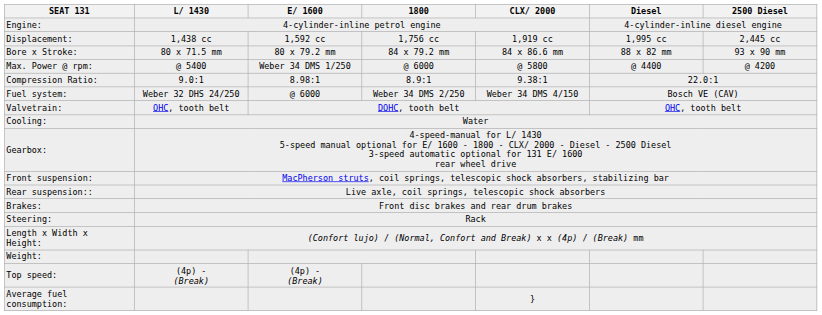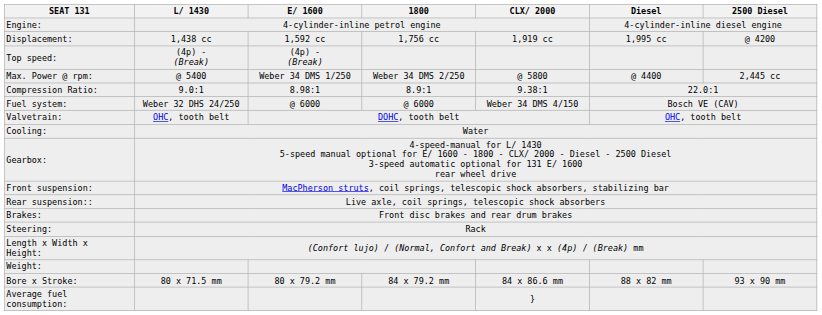(760, 39) 2,445 cc -> (760, 39) @ 4200
rows swapped: (44, 53) <-> (34, 275)
(419, 66) @ 6000 -> (419, 76) Weber 34 DMS 2/250
(760, 66) @ 4200 -> (760, 76) 2,445 cc
(419, 94) Weber 34 DMS 2/250 -> (419, 104) @ 6000
